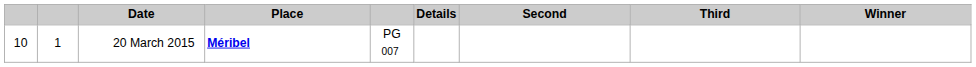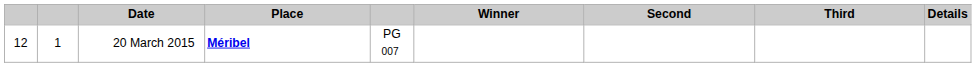columns swapped: (885, 14) <-> (436, 14)
(21, 43) 10 -> (21, 43) 12
